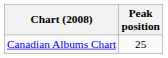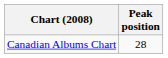(141, 44) 25 -> (141, 44) 28
